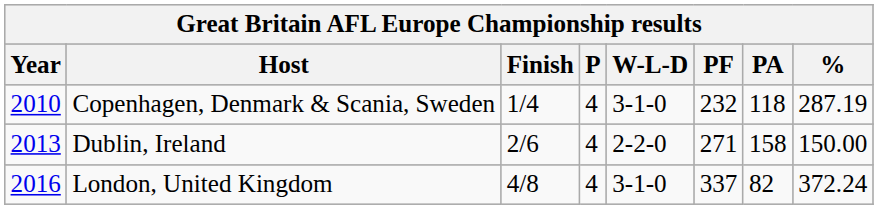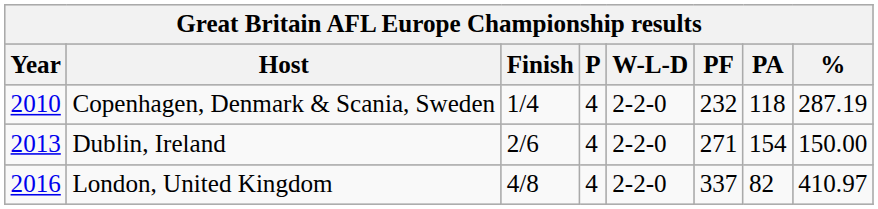(639, 104) 3-1-0 -> (639, 104) 2-2-0
(768, 143) 158 -> (768, 143) 154
(639, 183) 3-1-0 -> (639, 183) 2-2-0
(833, 183) 372.24 -> (833, 183) 410.97
